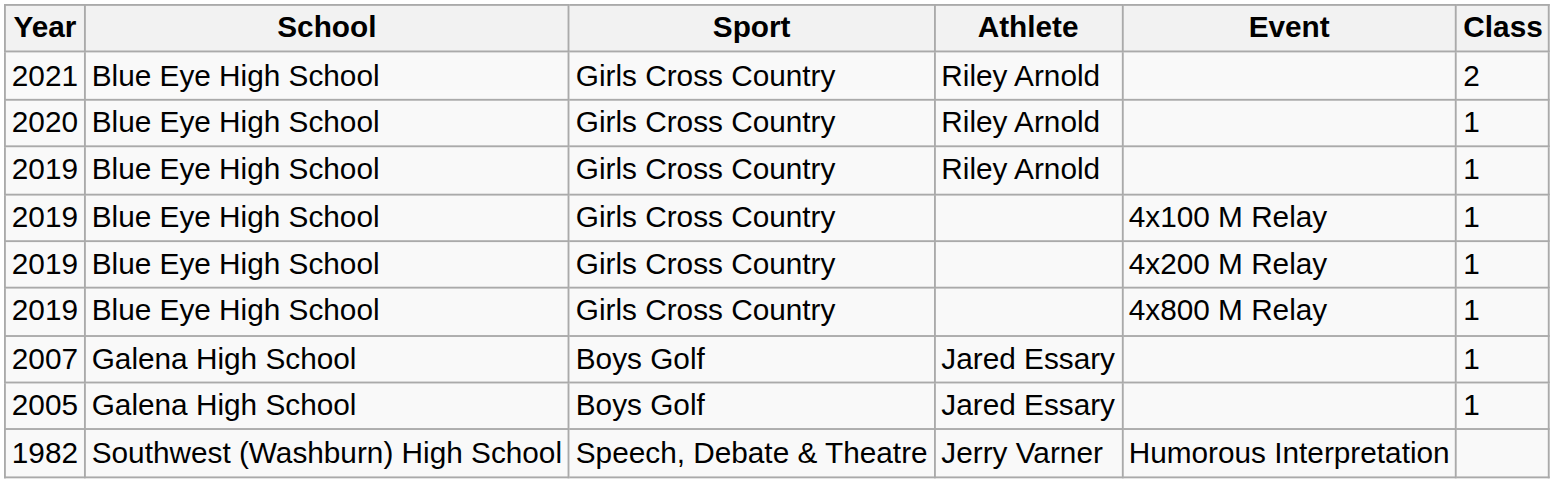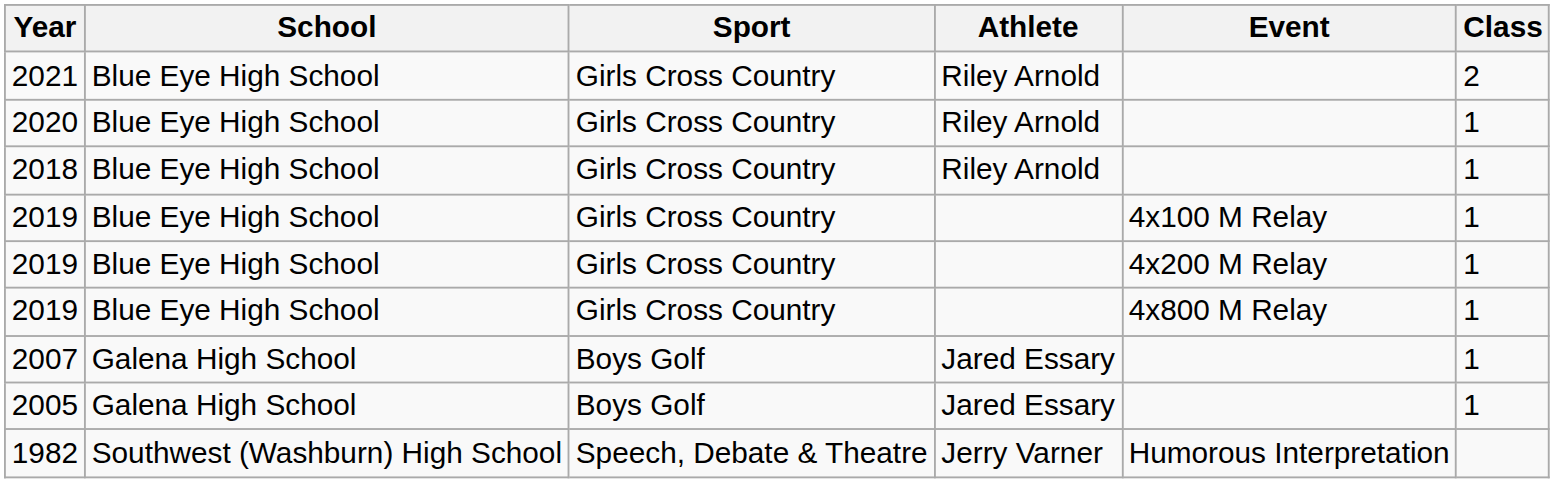- row: (45, 169)
+ row: (45, 169)
